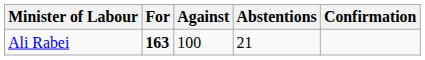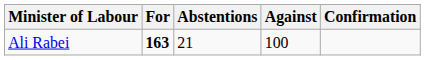columns swapped: (203, 17) <-> (277, 17)
